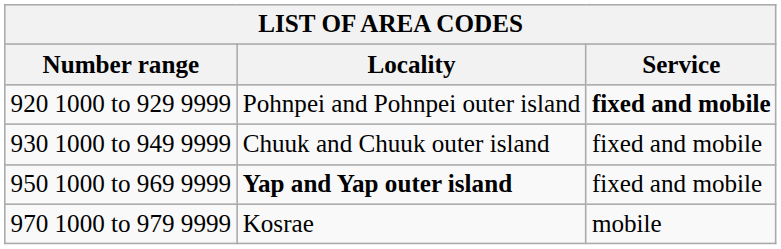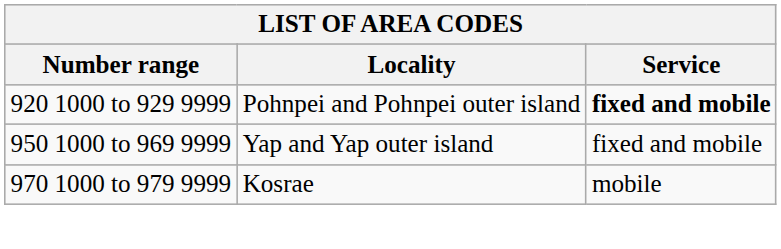- row: (121, 143)
(377, 183) bold -> (368, 143) normal
